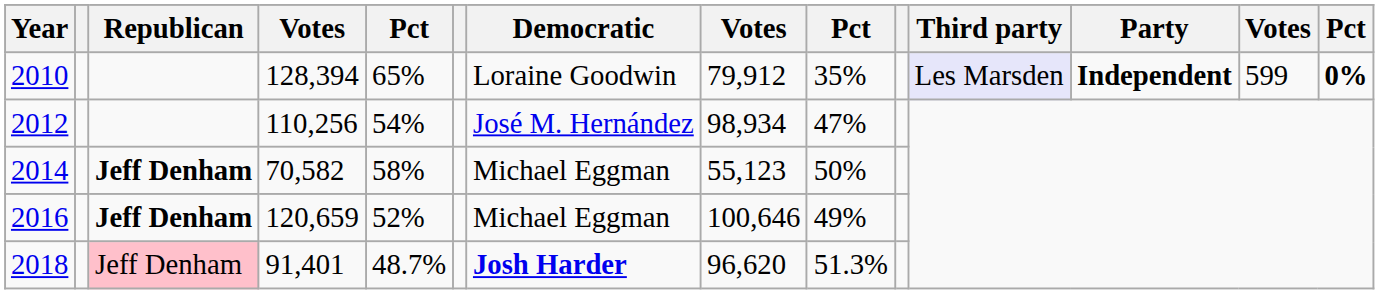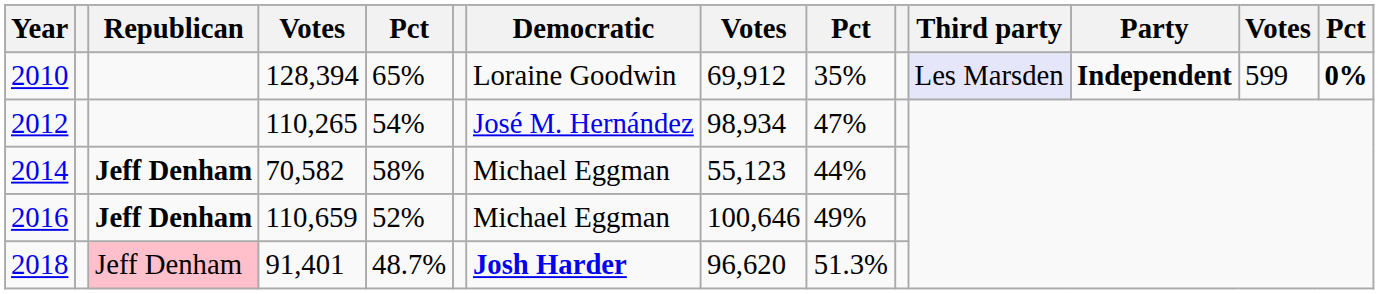(747, 75) 79,912 -> (747, 75) 69,912
(312, 122) 110,256 -> (312, 122) 110,265
(840, 170) 50% -> (840, 170) 44%
(312, 217) 120,659 -> (312, 217) 110,659
